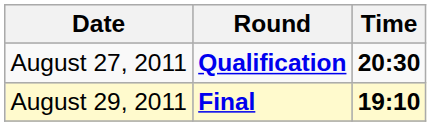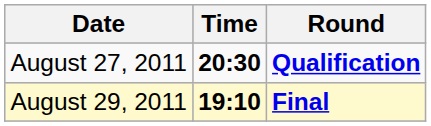columns swapped: (389, 23) <-> (272, 23)
